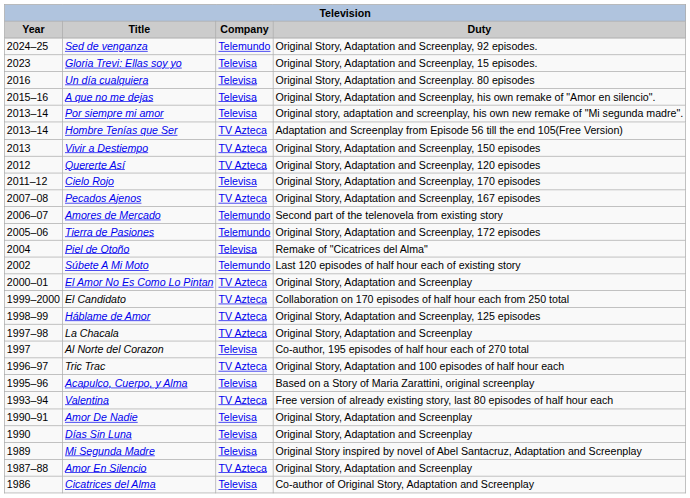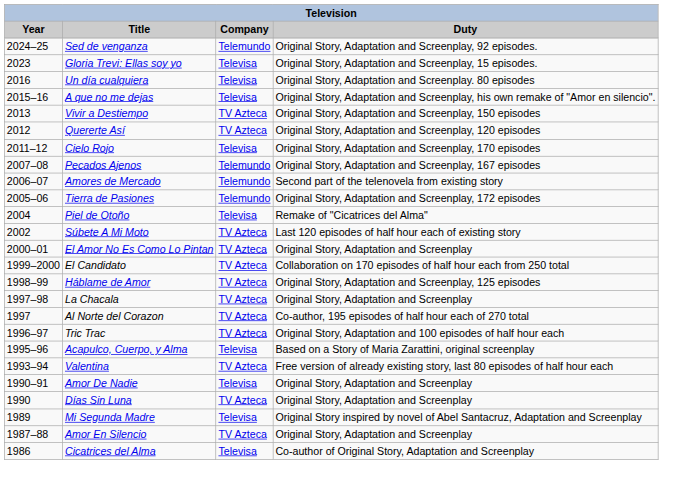- row: (114, 114)
- row: (121, 131)
(243, 198) TV Azteca -> (244, 165) Telemundo
(244, 266) Telemundo -> (243, 232) TV Azteca
(238, 350) Televisa -> (243, 316) TV Azteca
(238, 434) Televisa -> (243, 400) TV Azteca
